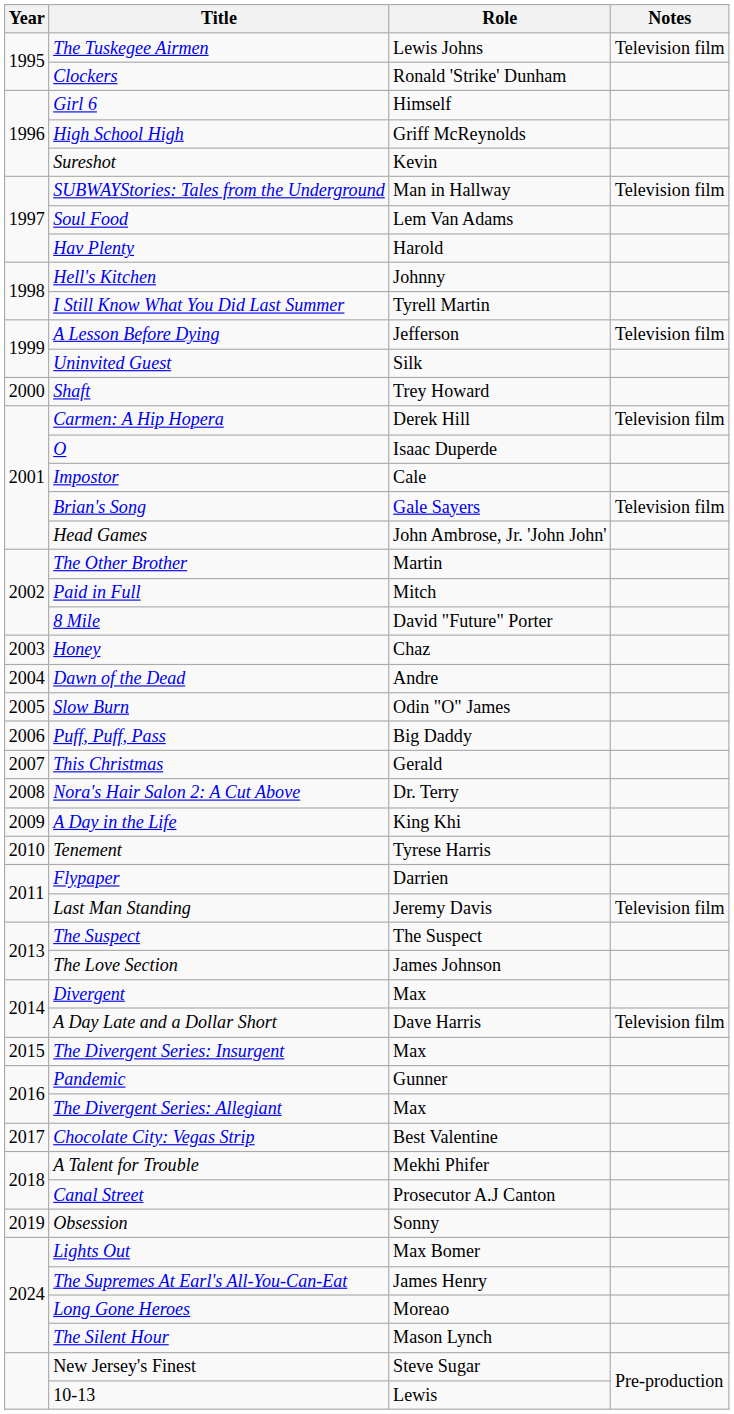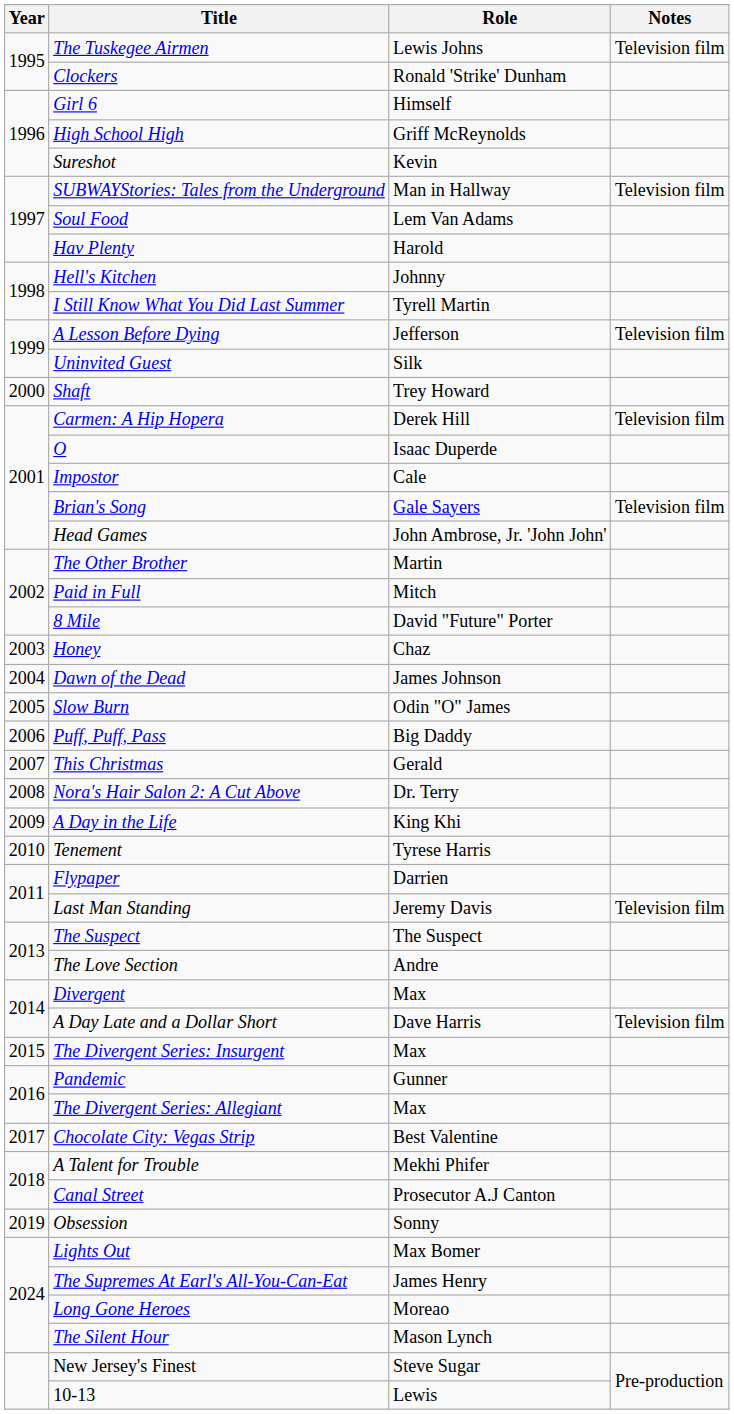(416, 678) Andre -> (447, 678) James Johnson
(447, 965) James Johnson -> (416, 965) Andre
